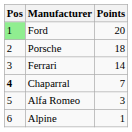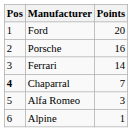(9, 31) lightgreen background -> (9, 31) no background
(120, 48) 18 -> (120, 48) 16
